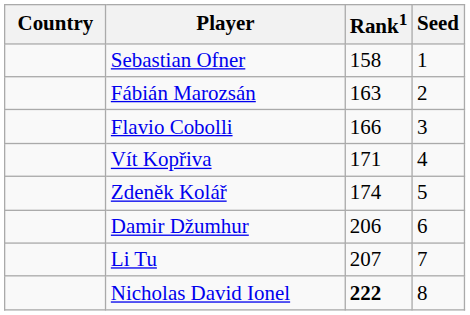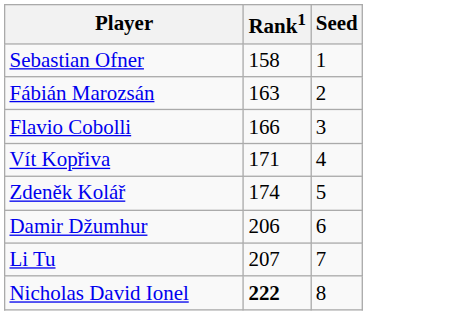- column: (55, 23)
